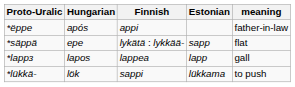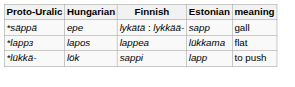- row: (19, 27)
(241, 43) flat -> (242, 27) gall
(198, 58) lapp -> (207, 43) lükkama
(242, 58) gall -> (241, 43) flat
(207, 74) lükkama -> (198, 58) lapp
